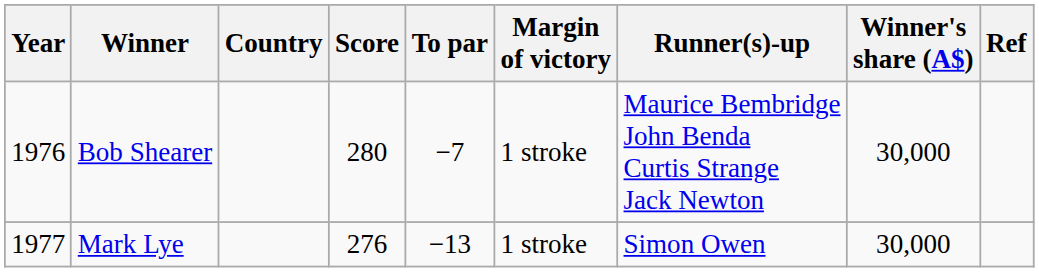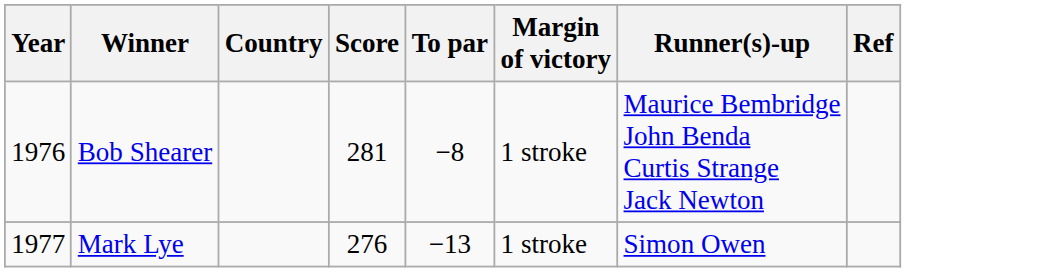- column: (913, 43)
(367, 151) 280 -> (367, 151) 281
(450, 151) −7 -> (450, 151) −8
